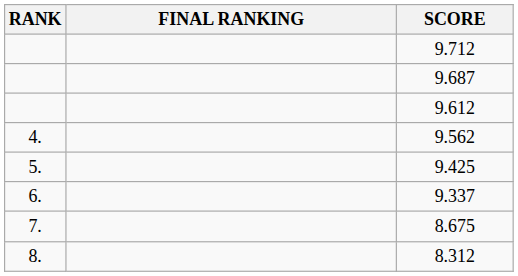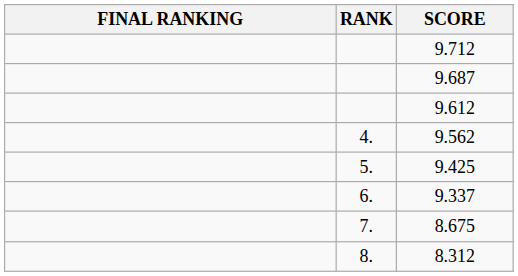columns swapped: (35, 19) <-> (231, 19)
